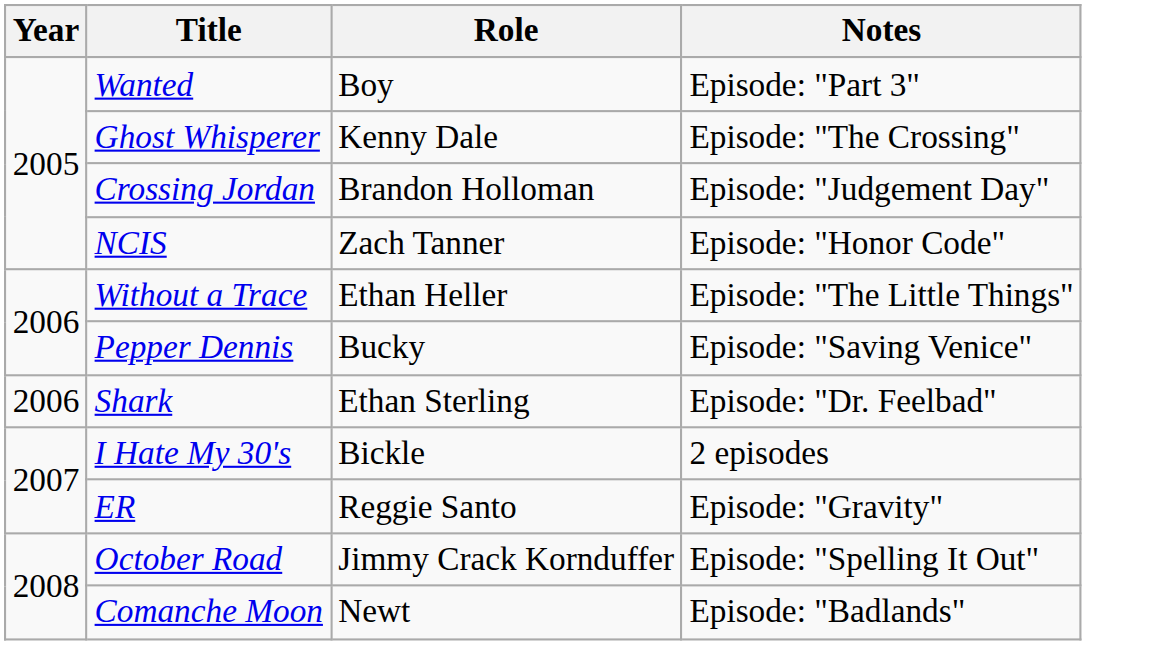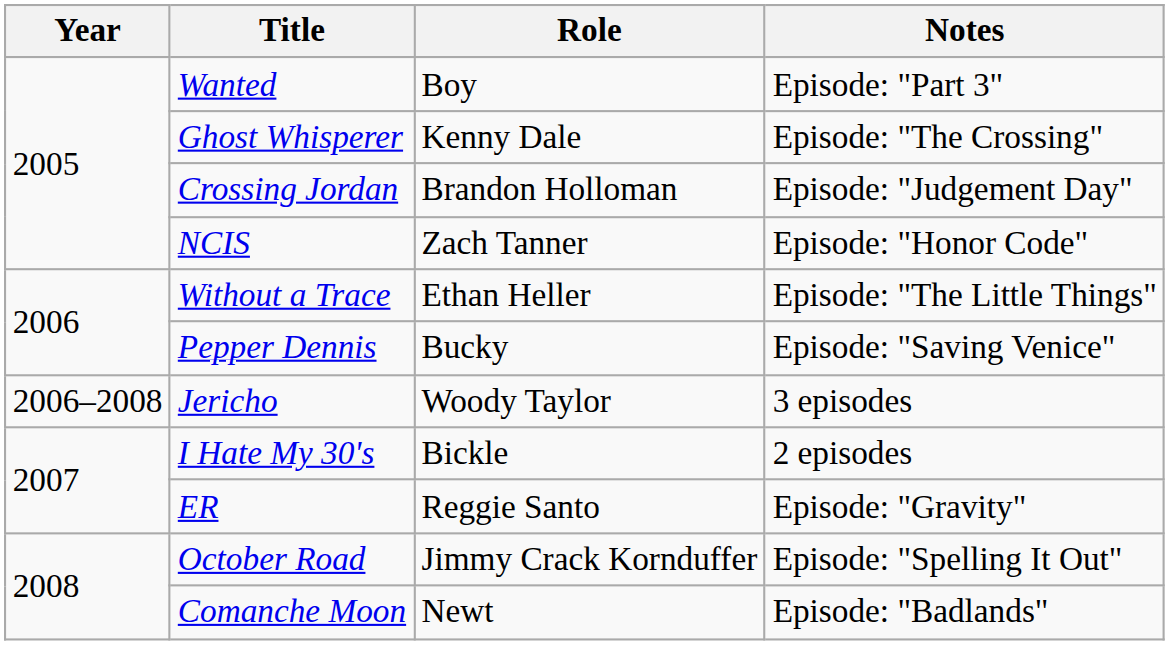+ row: (228, 400)
- row: (133, 400)
